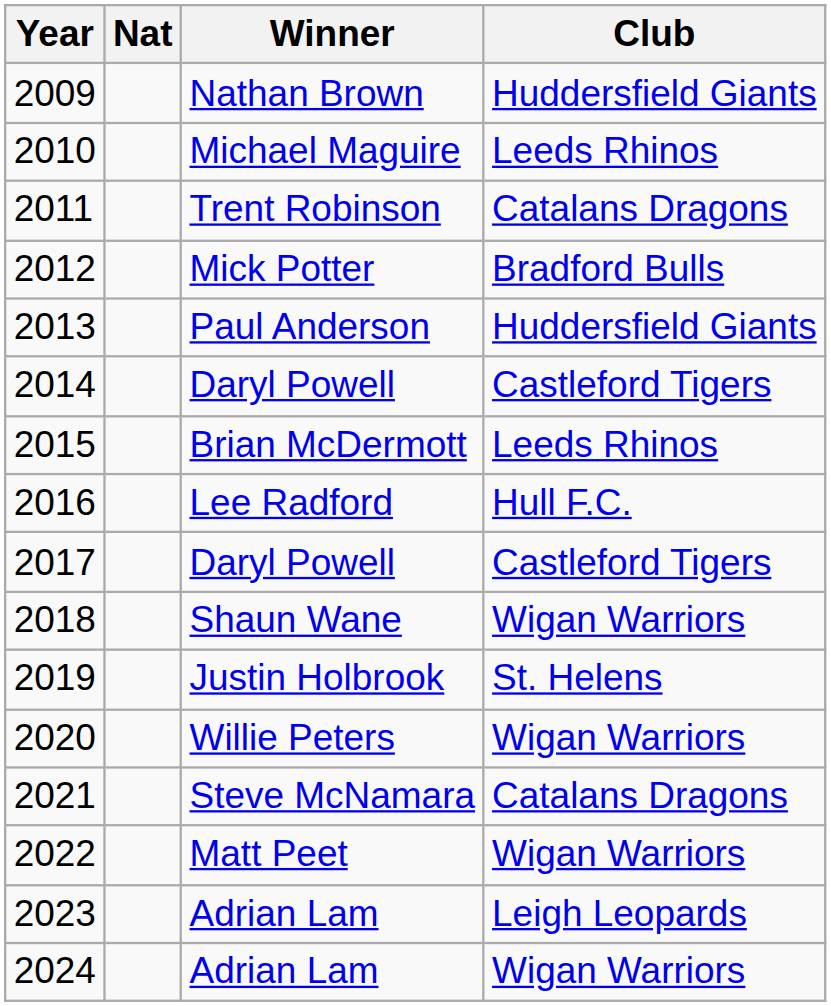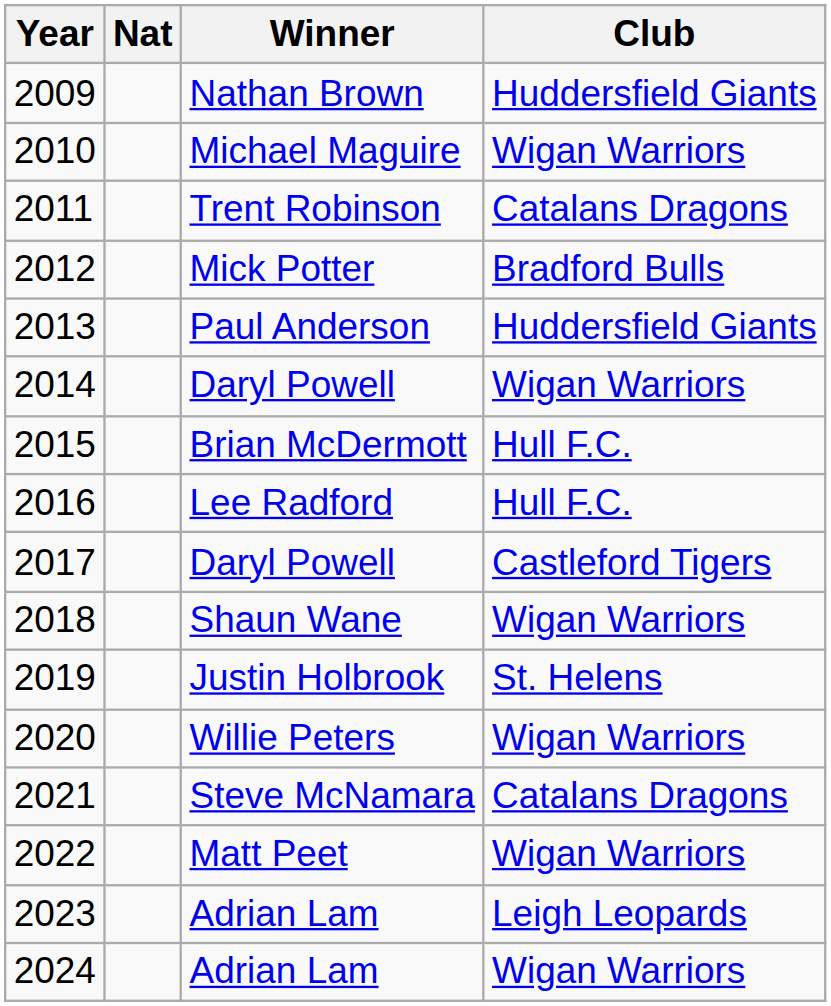(605, 151) Leeds Rhinos -> (619, 151) Wigan Warriors
(632, 385) Castleford Tigers -> (619, 385) Wigan Warriors
(605, 444) Leeds Rhinos -> (562, 444) Hull F.C.
